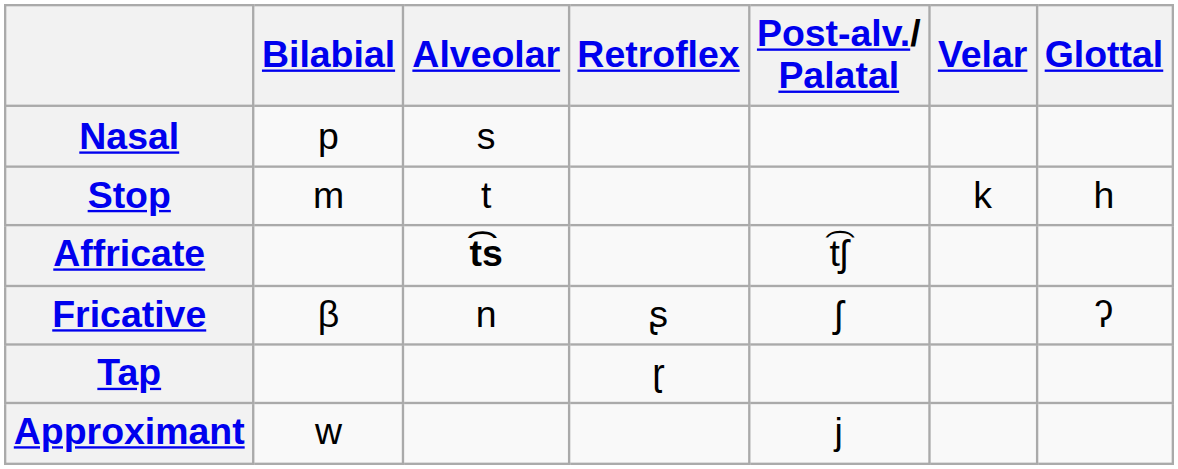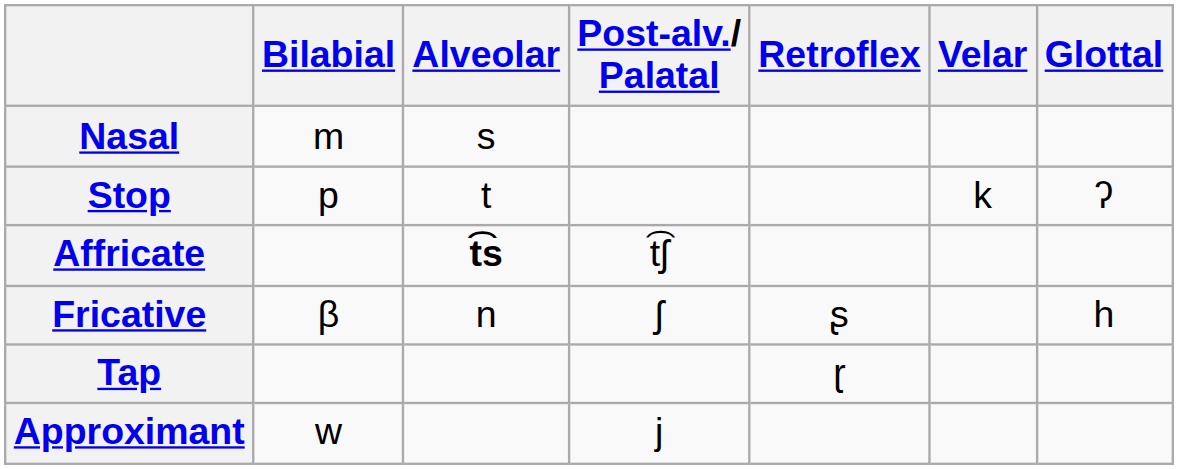columns swapped: (659, 55) <-> (839, 55)
(329, 135) p -> (329, 135) m
(329, 195) m -> (329, 195) p
(1104, 195) h -> (1104, 195) ʔ
(1104, 313) ʔ -> (1104, 313) h
